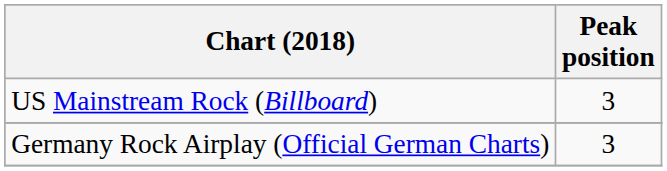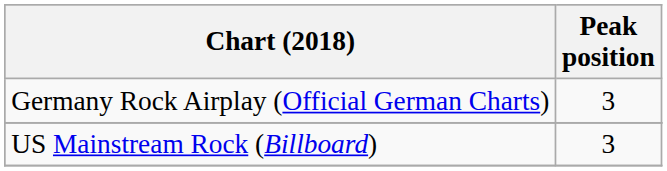rows swapped: (280, 143) <-> (194, 100)
